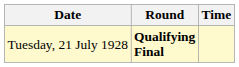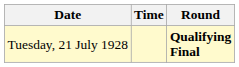columns swapped: (216, 15) <-> (165, 15)
